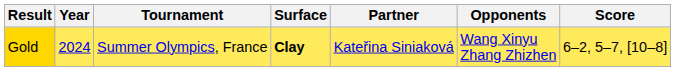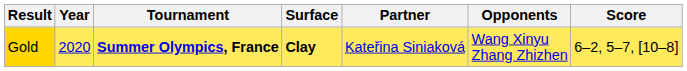(74, 46) 2024 -> (74, 46) 2020
(182, 46) normal -> (188, 46) bold
